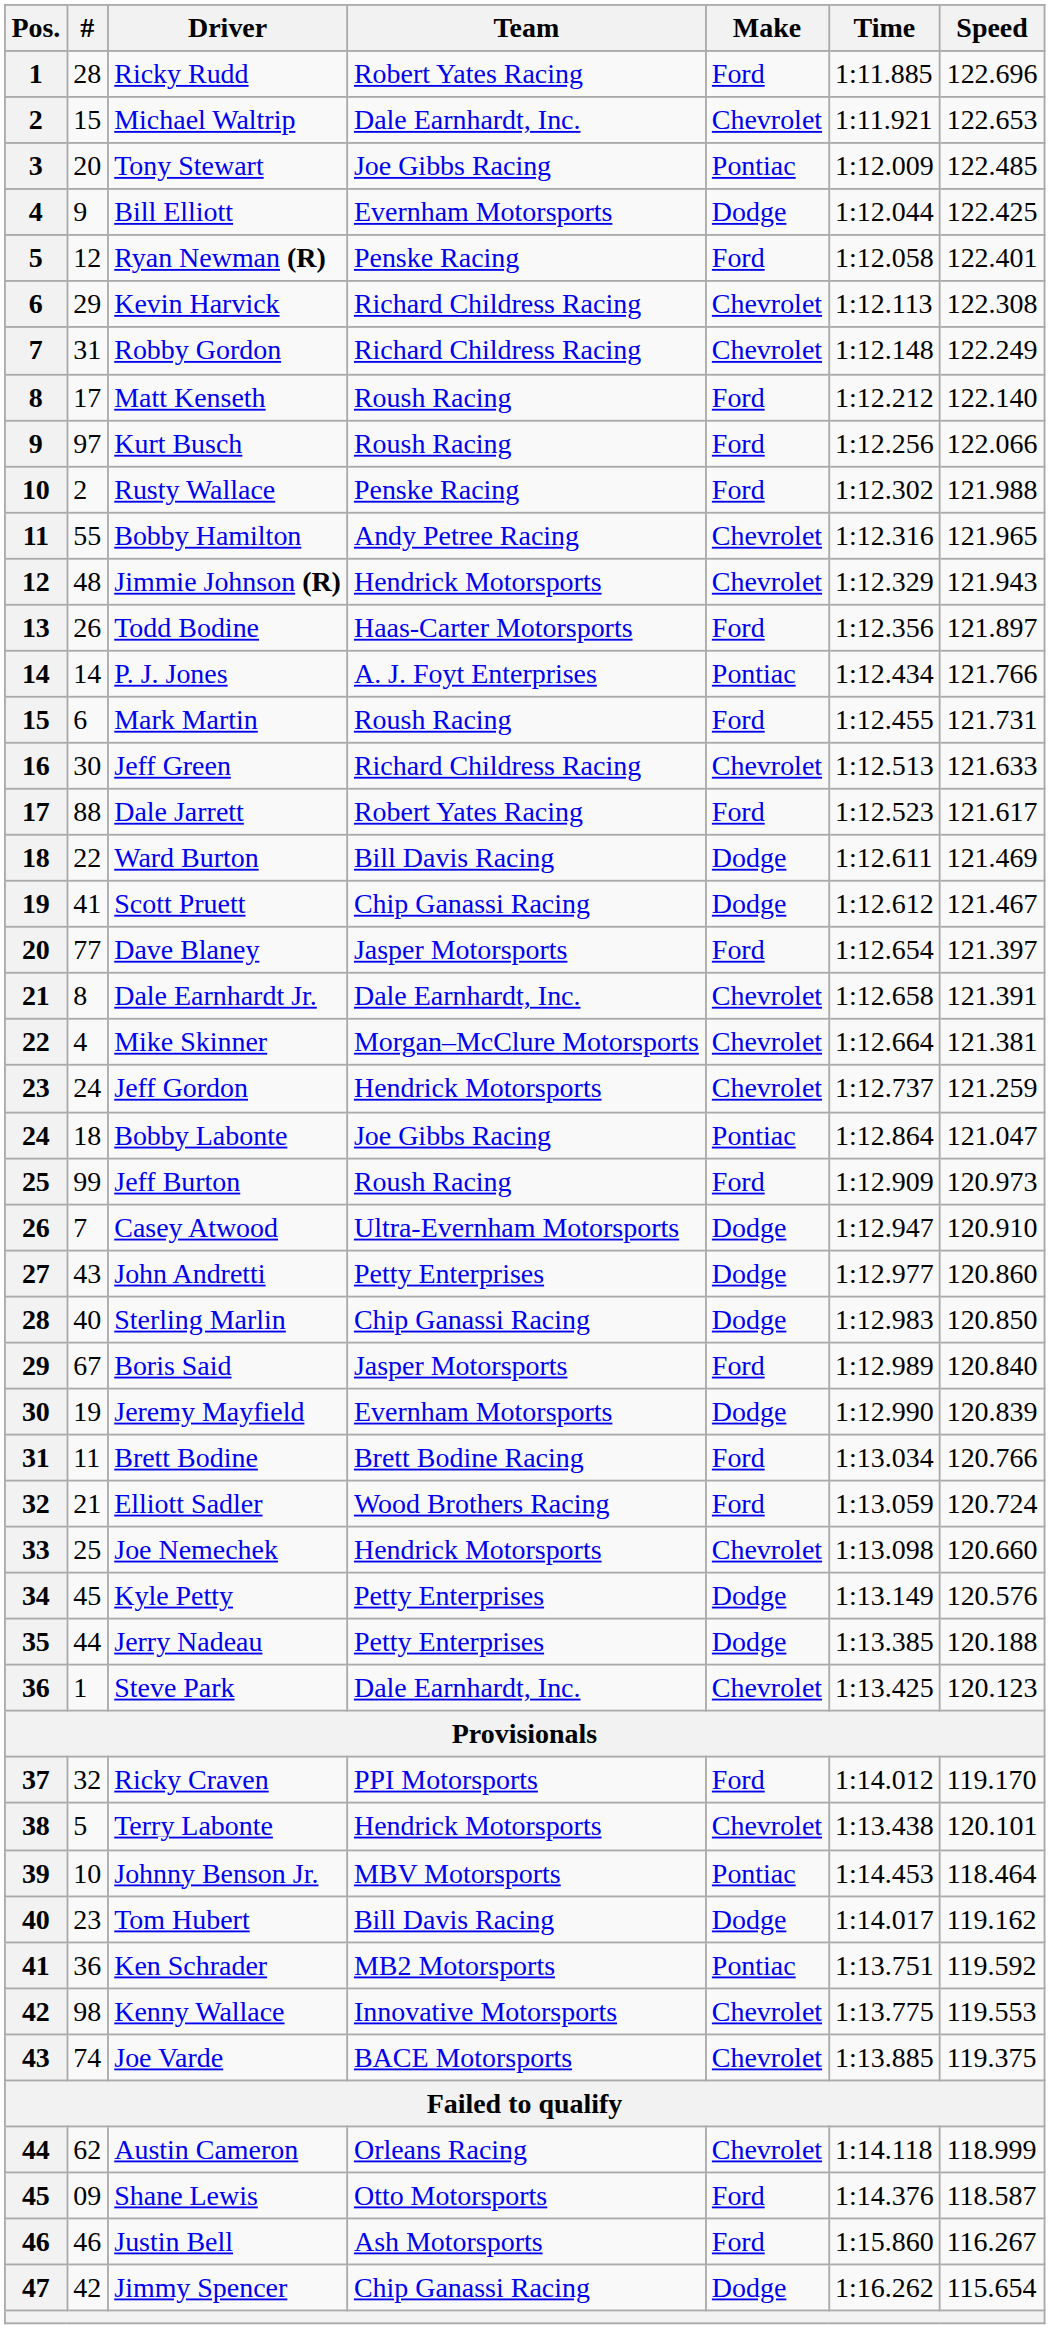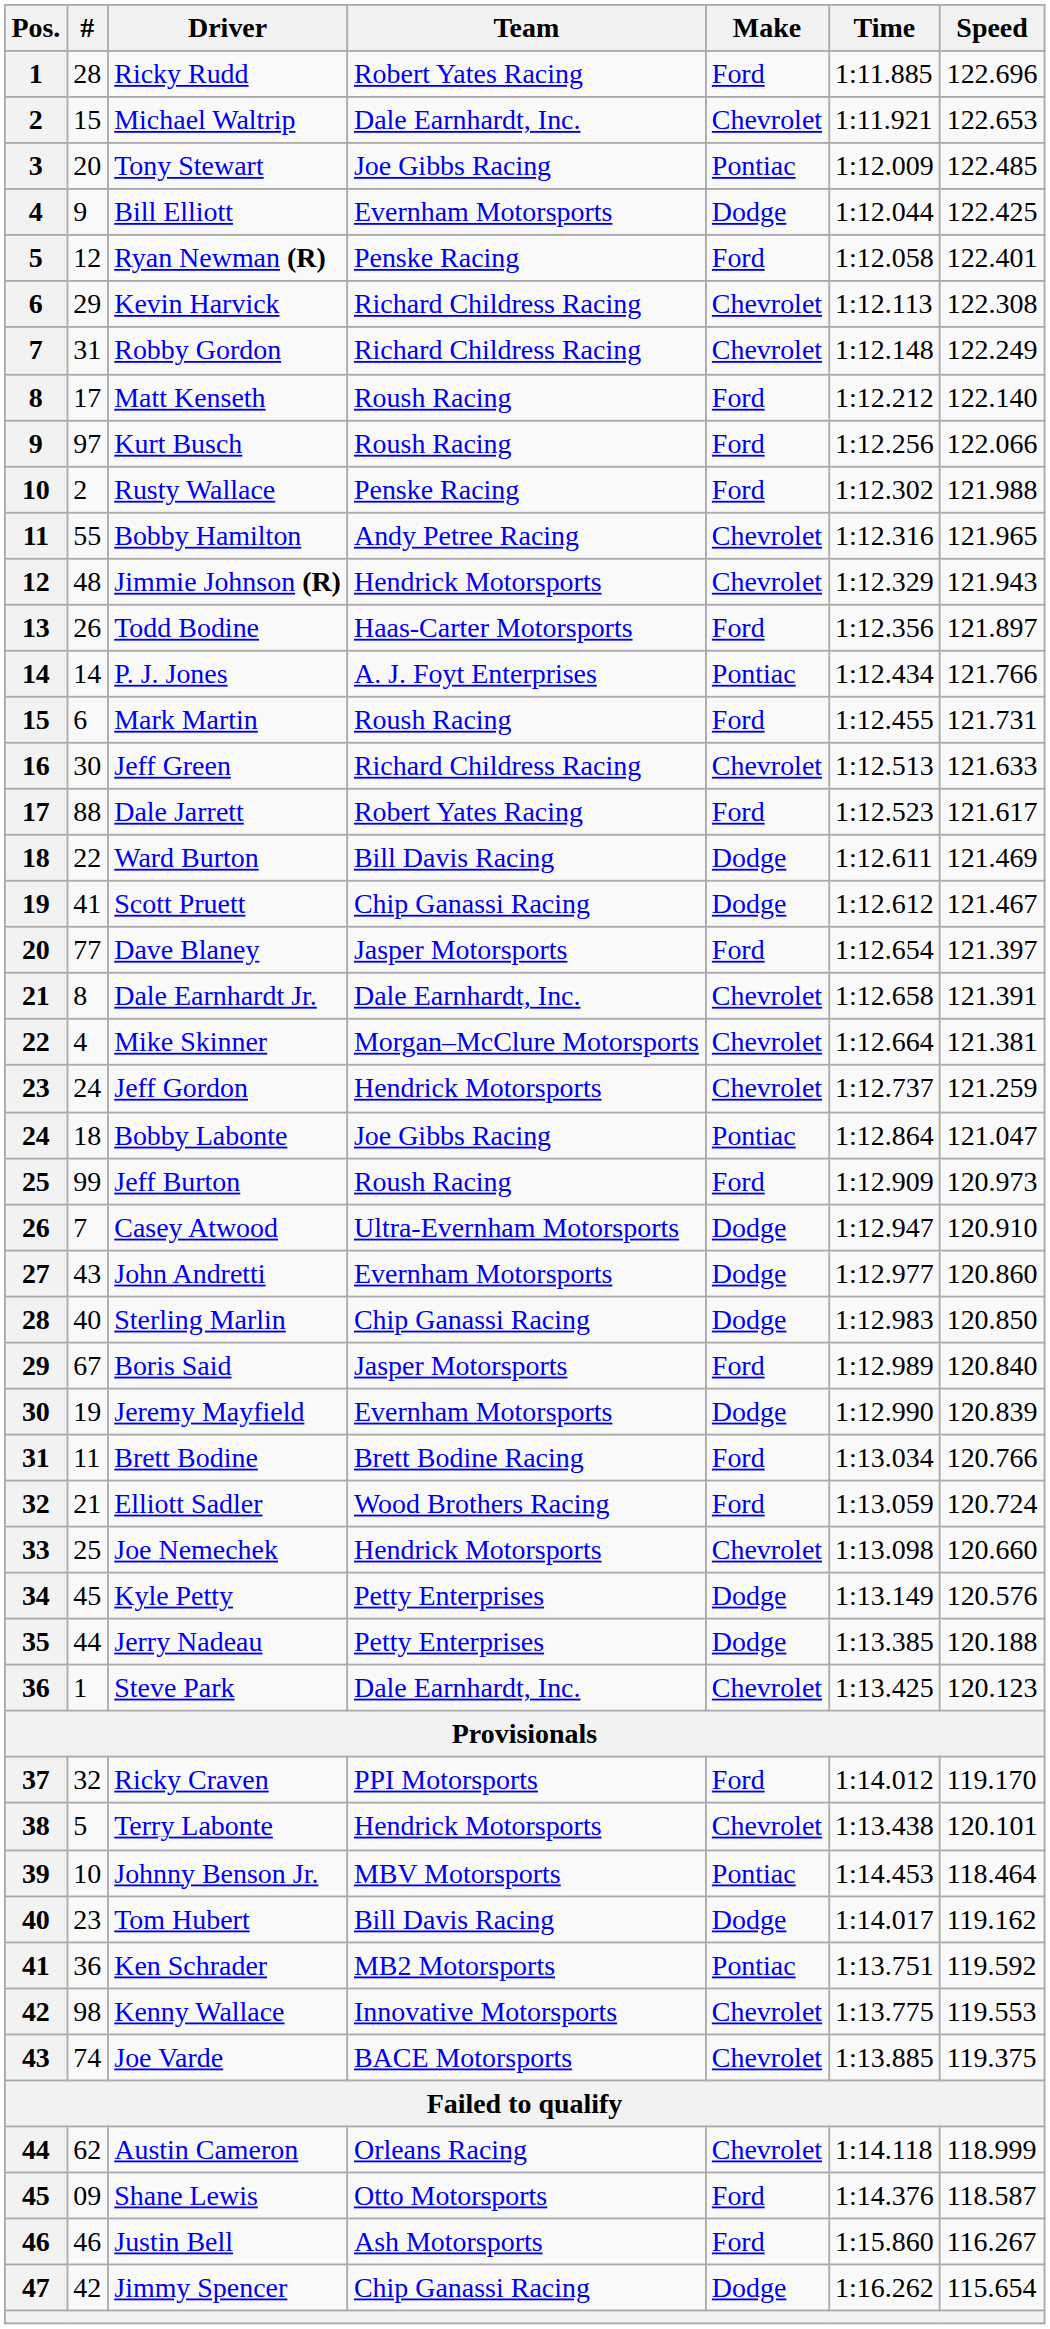(449, 1272) Petty Enterprises -> (483, 1272) Evernham Motorsports
